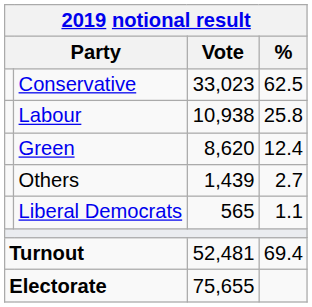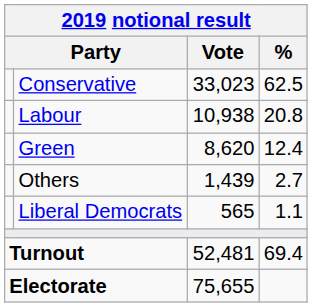(283, 116) 25.8 -> (283, 116) 20.8
